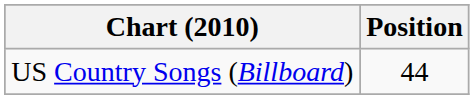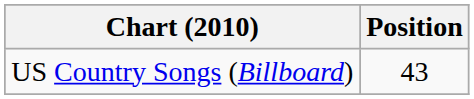(414, 71) 44 -> (414, 71) 43
